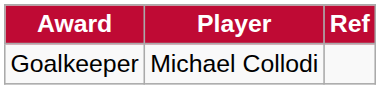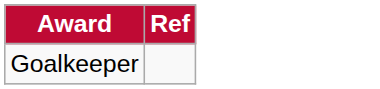- column: (234, 24)
